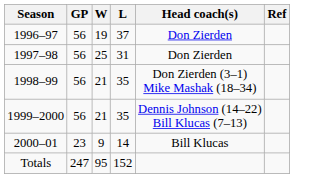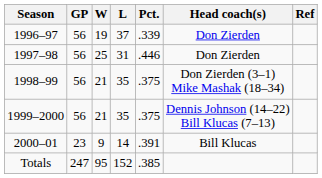+ column: (149, 14)
